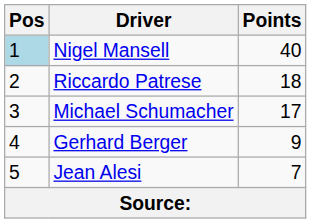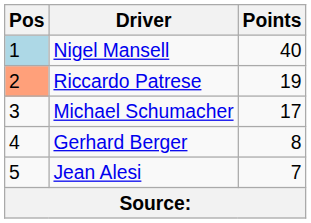(14, 81) no background -> (14, 81) lightsalmon background
(291, 81) 18 -> (291, 81) 19
(296, 142) 9 -> (296, 142) 8
